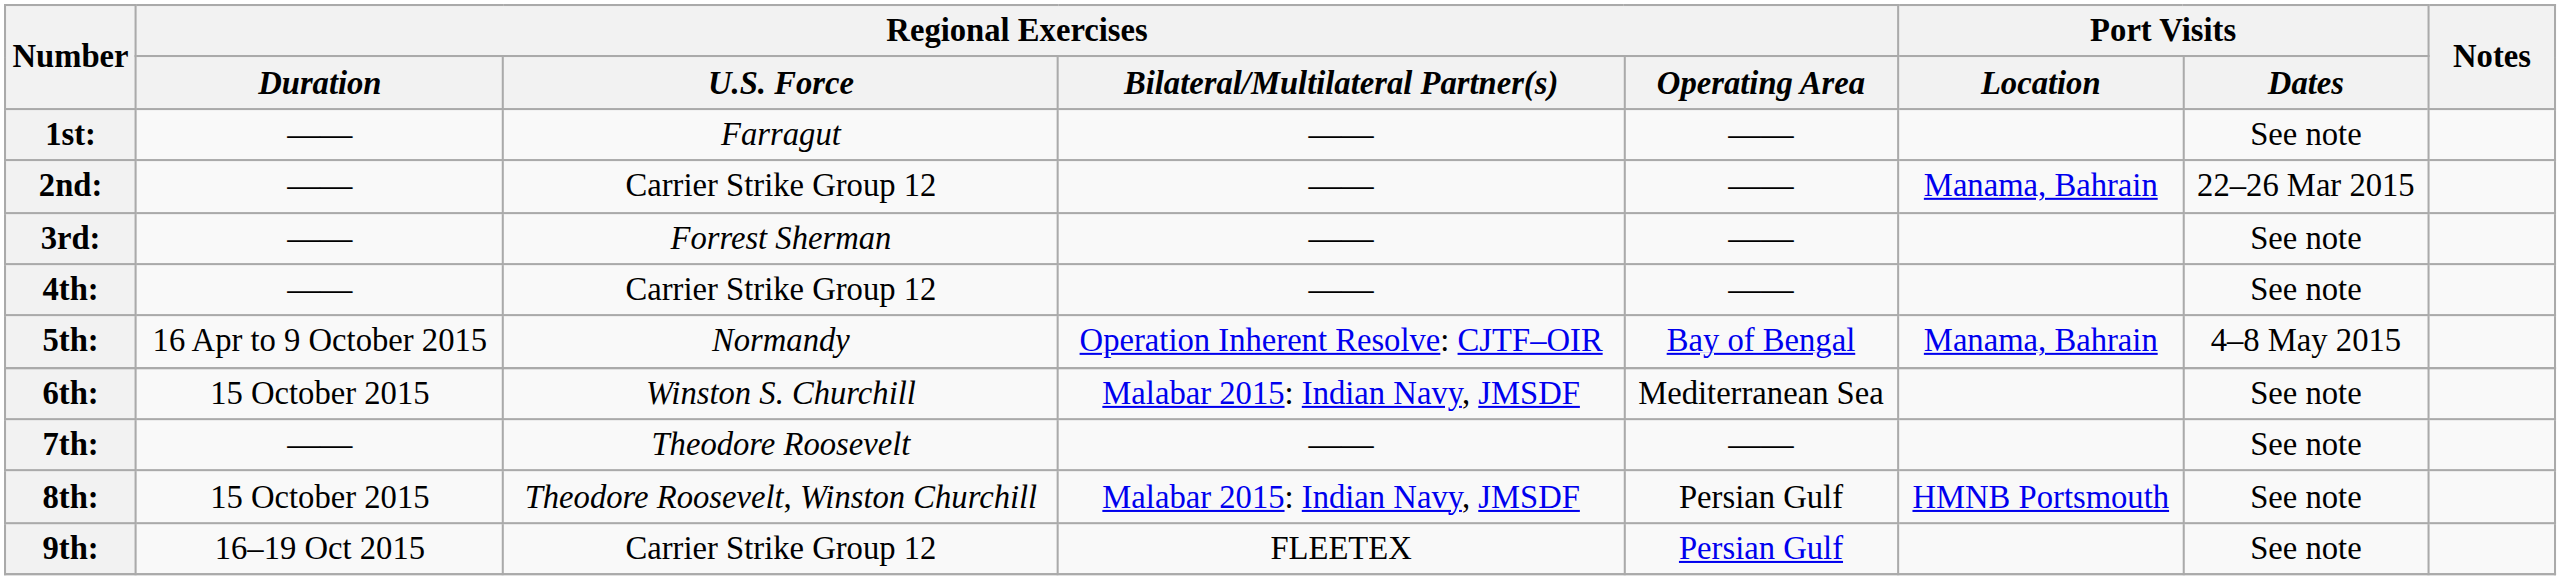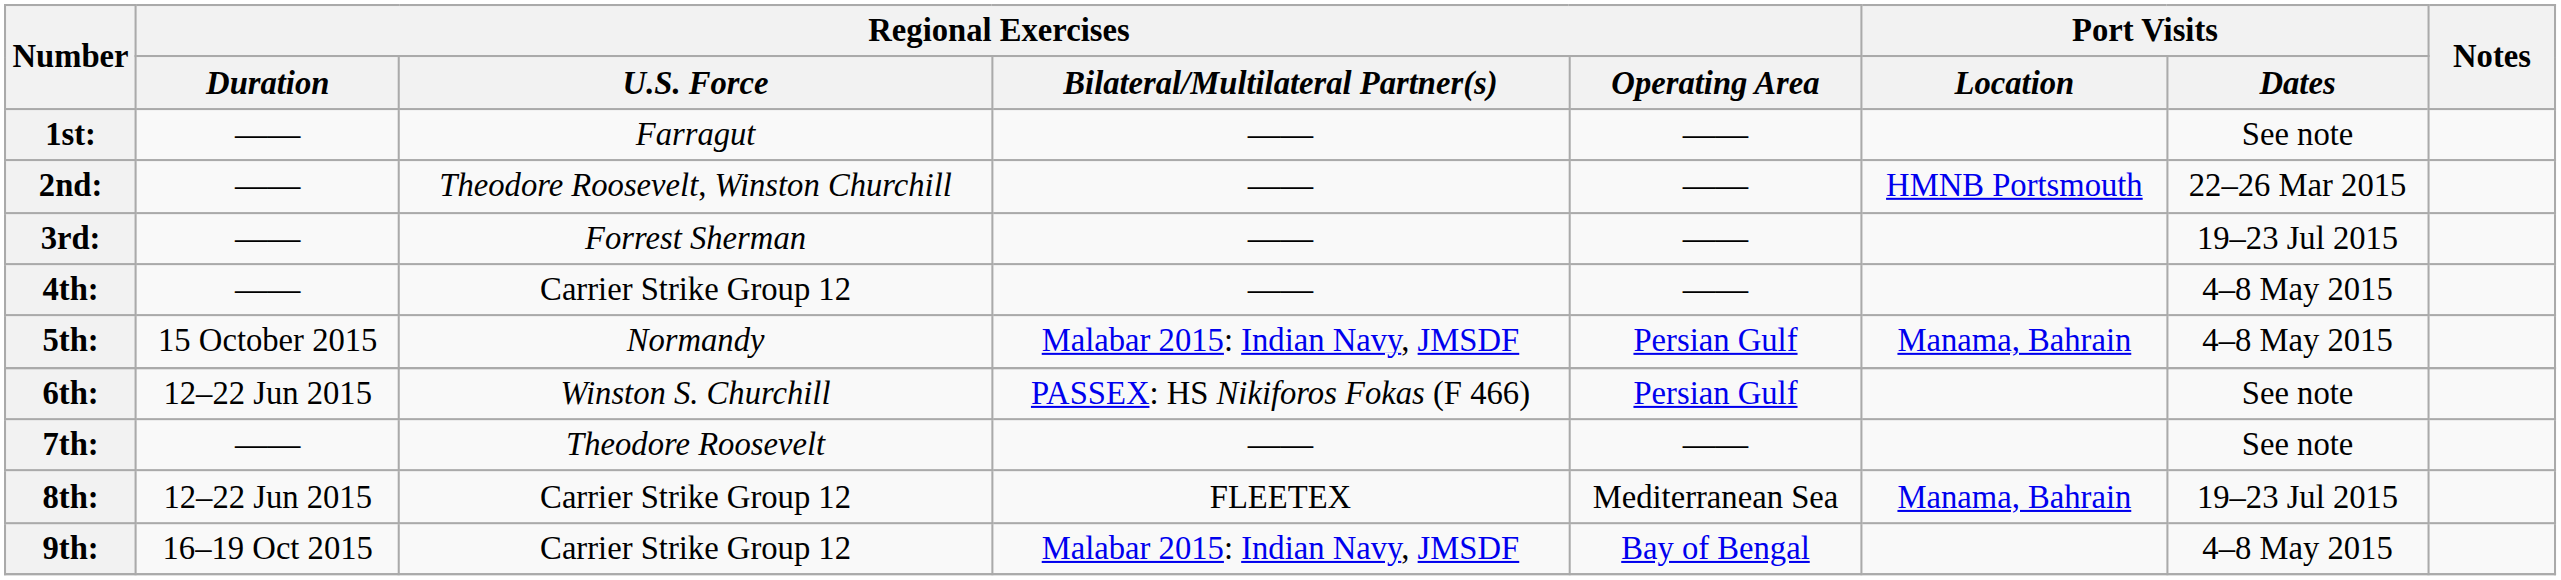(781, 185) Carrier Strike Group 12 -> (696, 185) Theodore Roosevelt, Winston Churchill
(2041, 185) Manama, Bahrain -> (2014, 185) HMNB Portsmouth
(2306, 237) See note -> (2298, 237) 19–23 Jul 2015
(2306, 289) See note -> (2298, 289) 4–8 May 2015
(320, 340) 16 Apr to 9 October 2015 -> (268, 340) 15 October 2015
(1341, 340) Operation Inherent Resolve: CJTF–OIR -> (1280, 340) Malabar 2015: Indian Navy, JMSDF
(1761, 340) Bay of Bengal -> (1715, 340) Persian Gulf
(320, 392) 15 October 2015 -> (268, 392) 12–22 Jun 2015
(1341, 392) Malabar 2015: Indian Navy, JMSDF -> (1280, 392) PASSEX: HS Nikiforos Fokas (F 466)
(1761, 392) Mediterranean Sea -> (1715, 392) Persian Gulf
(320, 496) 15 October 2015 -> (268, 496) 12–22 Jun 2015
(781, 496) Theodore Roosevelt, Winston Churchill -> (696, 496) Carrier Strike Group 12
(1341, 496) Malabar 2015: Indian Navy, JMSDF -> (1280, 496) FLEETEX
(1761, 496) Persian Gulf -> (1715, 496) Mediterranean Sea
(2041, 496) HMNB Portsmouth -> (2014, 496) Manama, Bahrain
(2306, 496) See note -> (2298, 496) 19–23 Jul 2015
(1341, 548) FLEETEX -> (1280, 548) Malabar 2015: Indian Navy, JMSDF
(1761, 548) Persian Gulf -> (1715, 548) Bay of Bengal
(2306, 548) See note -> (2298, 548) 4–8 May 2015
